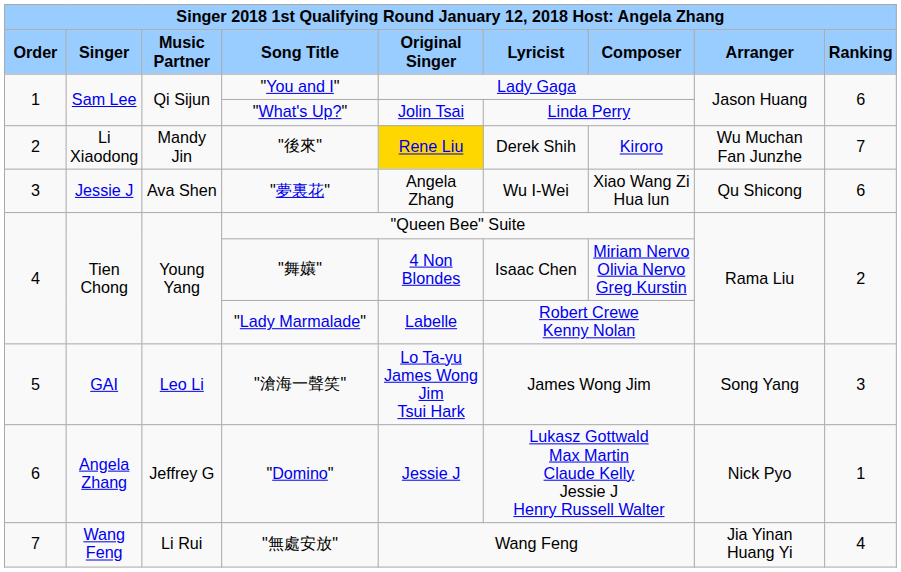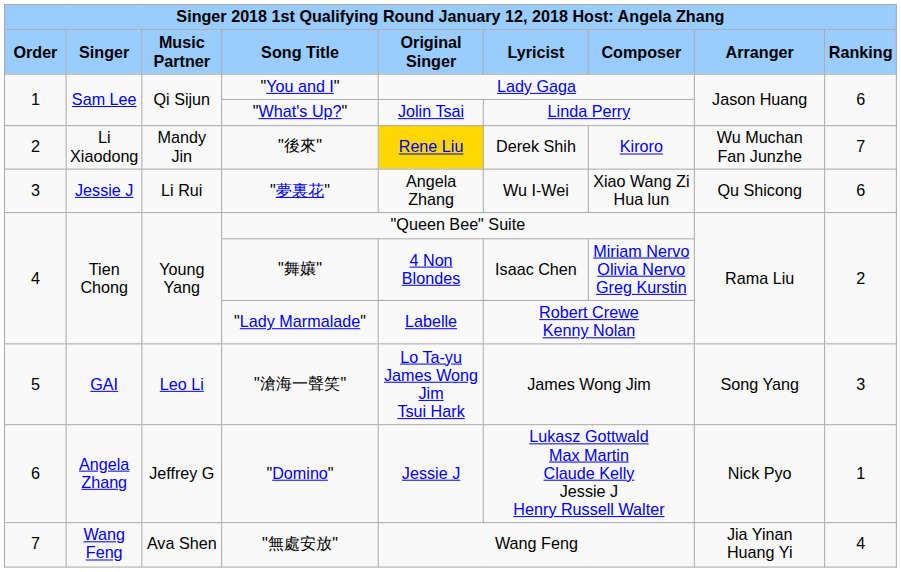(182, 190) Ava Shen -> (182, 190) Li Rui
(182, 544) Li Rui -> (182, 544) Ava Shen
